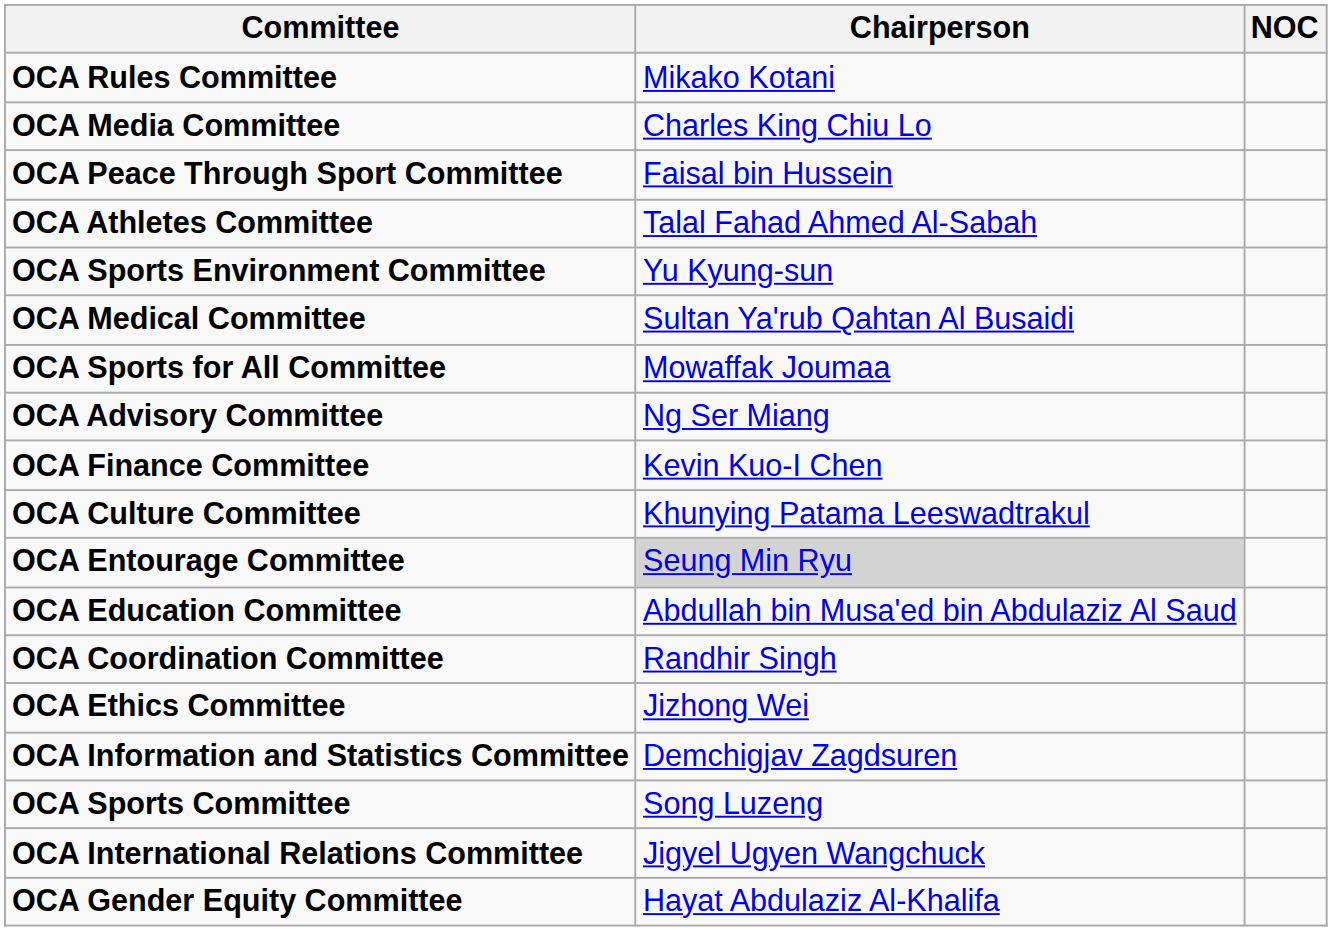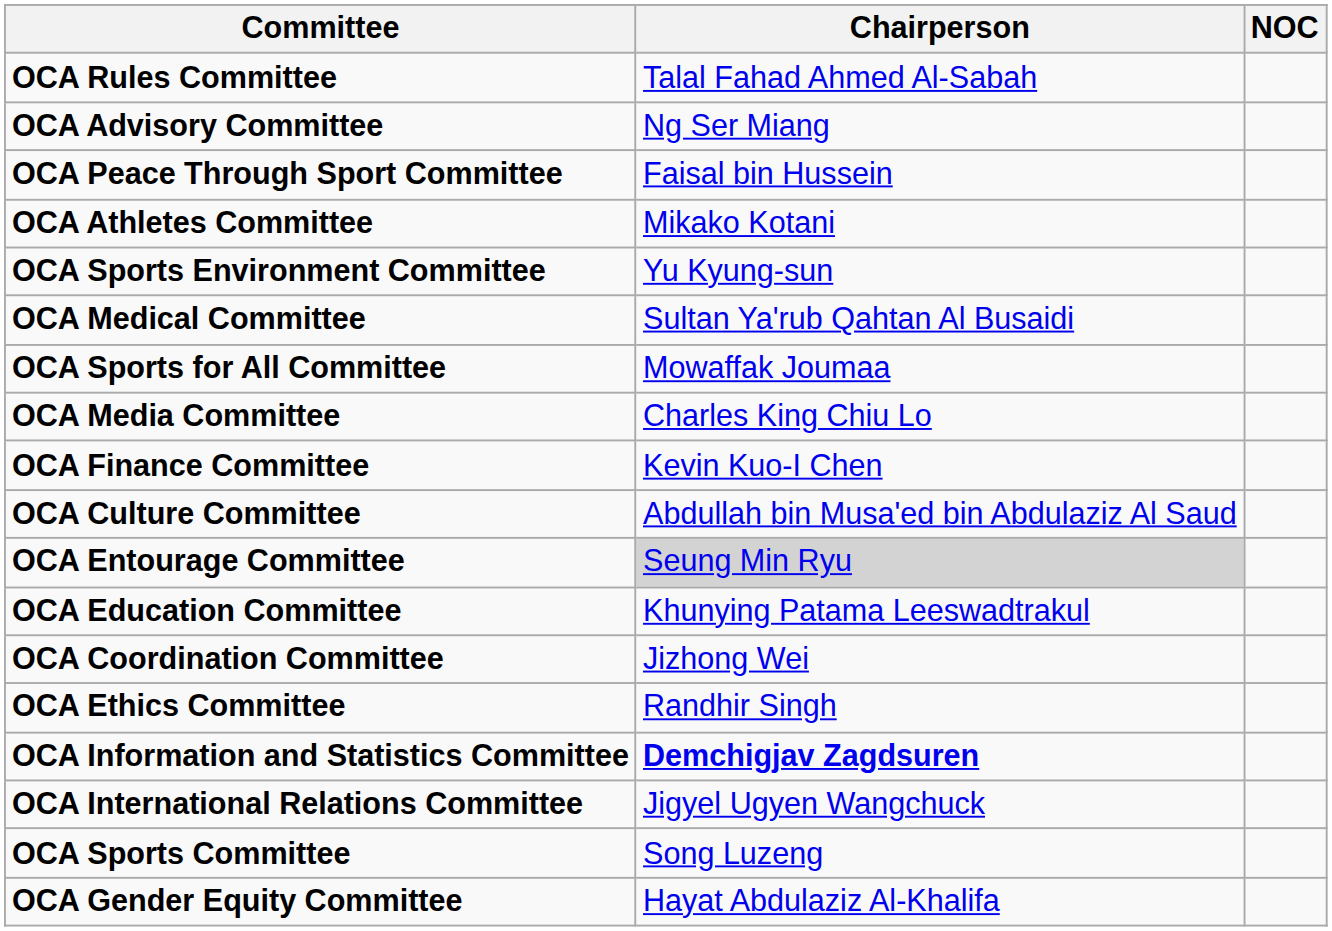(739, 77) Mikako Kotani -> (840, 77) Talal Fahad Ahmed Al-Sabah
rows swapped: (198, 416) <-> (176, 125)
(840, 222) Talal Fahad Ahmed Al-Sabah -> (739, 222) Mikako Kotani
(866, 513) Khunying Patama Leeswadtrakul -> (940, 513) Abdullah bin Musa'ed bin Abdulaziz Al Saud
(940, 610) Abdullah bin Musa'ed bin Abdulaziz Al Saud -> (866, 610) Khunying Patama Leeswadtrakul
(740, 658) Randhir Singh -> (726, 658) Jizhong Wei
(726, 707) Jizhong Wei -> (740, 707) Randhir Singh
(800, 755) normal -> (811, 755) bold
rows swapped: (298, 852) <-> (181, 804)
